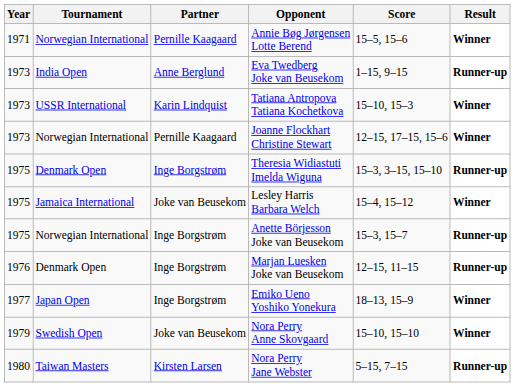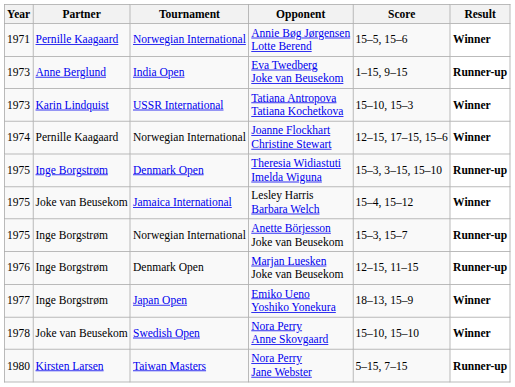columns swapped: (92, 14) <-> (200, 14)
(19, 137) 1973 -> (19, 137) 1974
(19, 333) 1979 -> (19, 333) 1978
